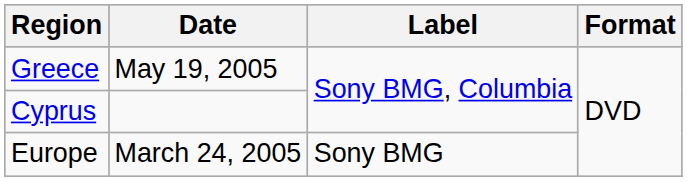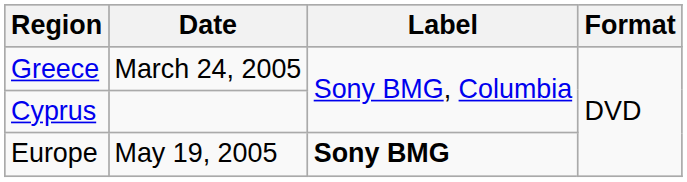(196, 68) May 19, 2005 -> (208, 68) March 24, 2005
(208, 153) March 24, 2005 -> (196, 153) May 19, 2005
(379, 153) normal -> (382, 153) bold
